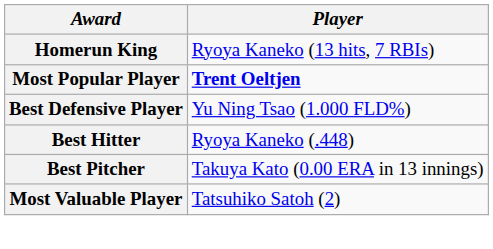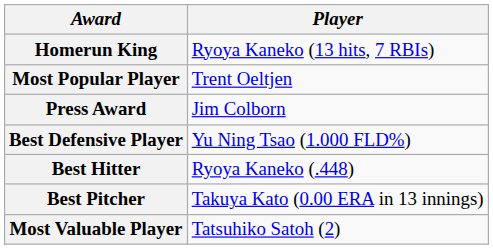(246, 79) bold -> (242, 79) normal
+ row: (96, 109)
